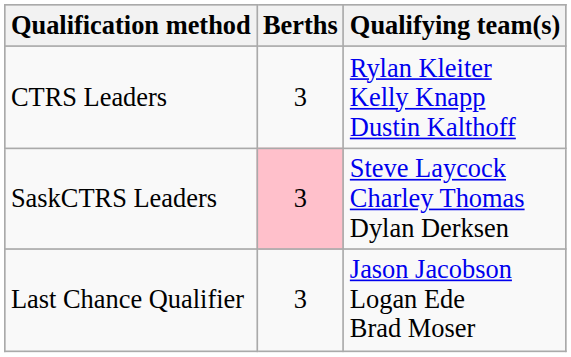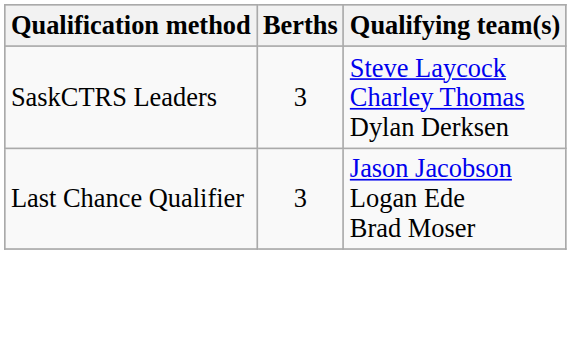- row: (89, 97)
(300, 198) pink background -> (300, 97) no background
